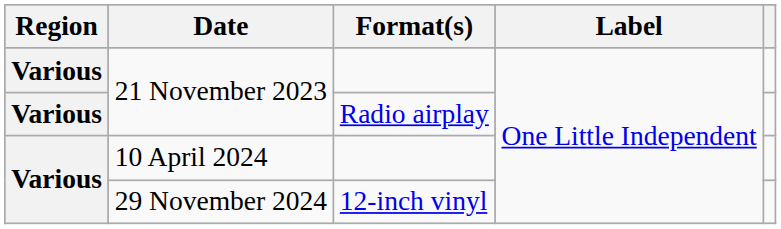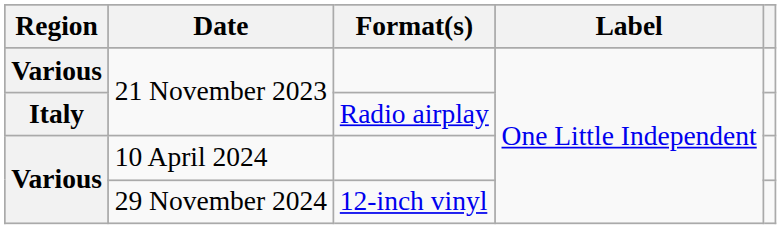(57, 113) Various -> (57, 113) Italy
